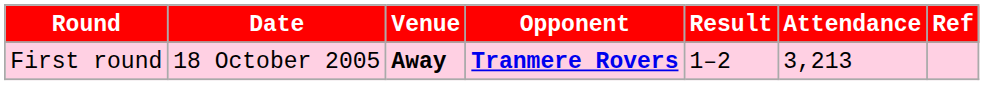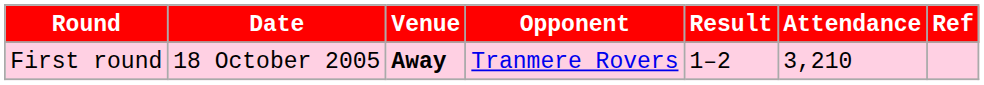(575, 61) bold -> (575, 61) normal
(818, 61) 3,213 -> (818, 61) 3,210
